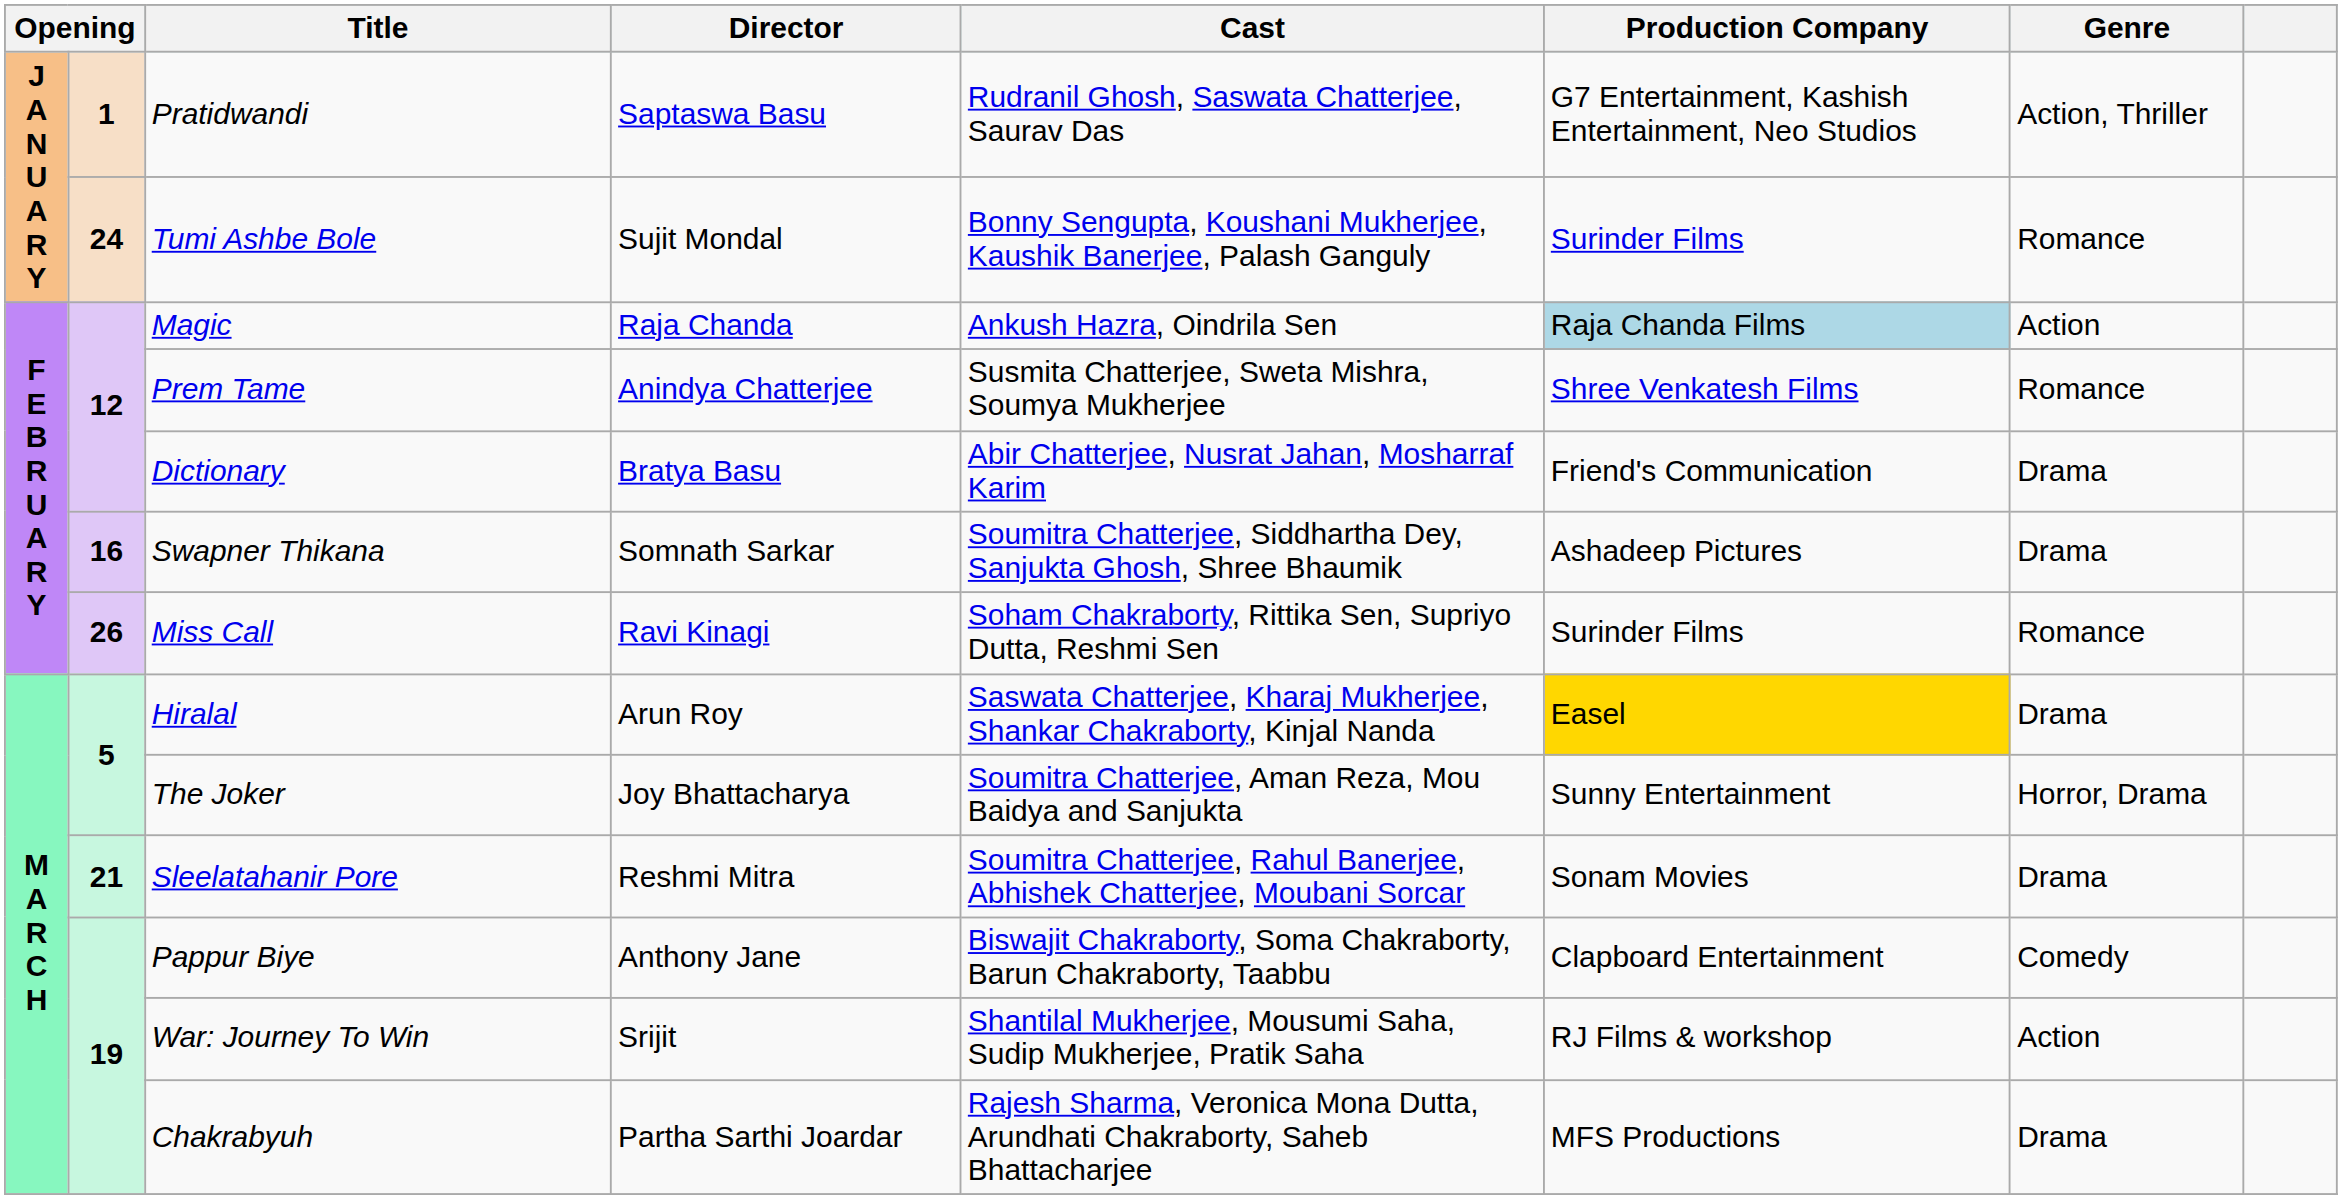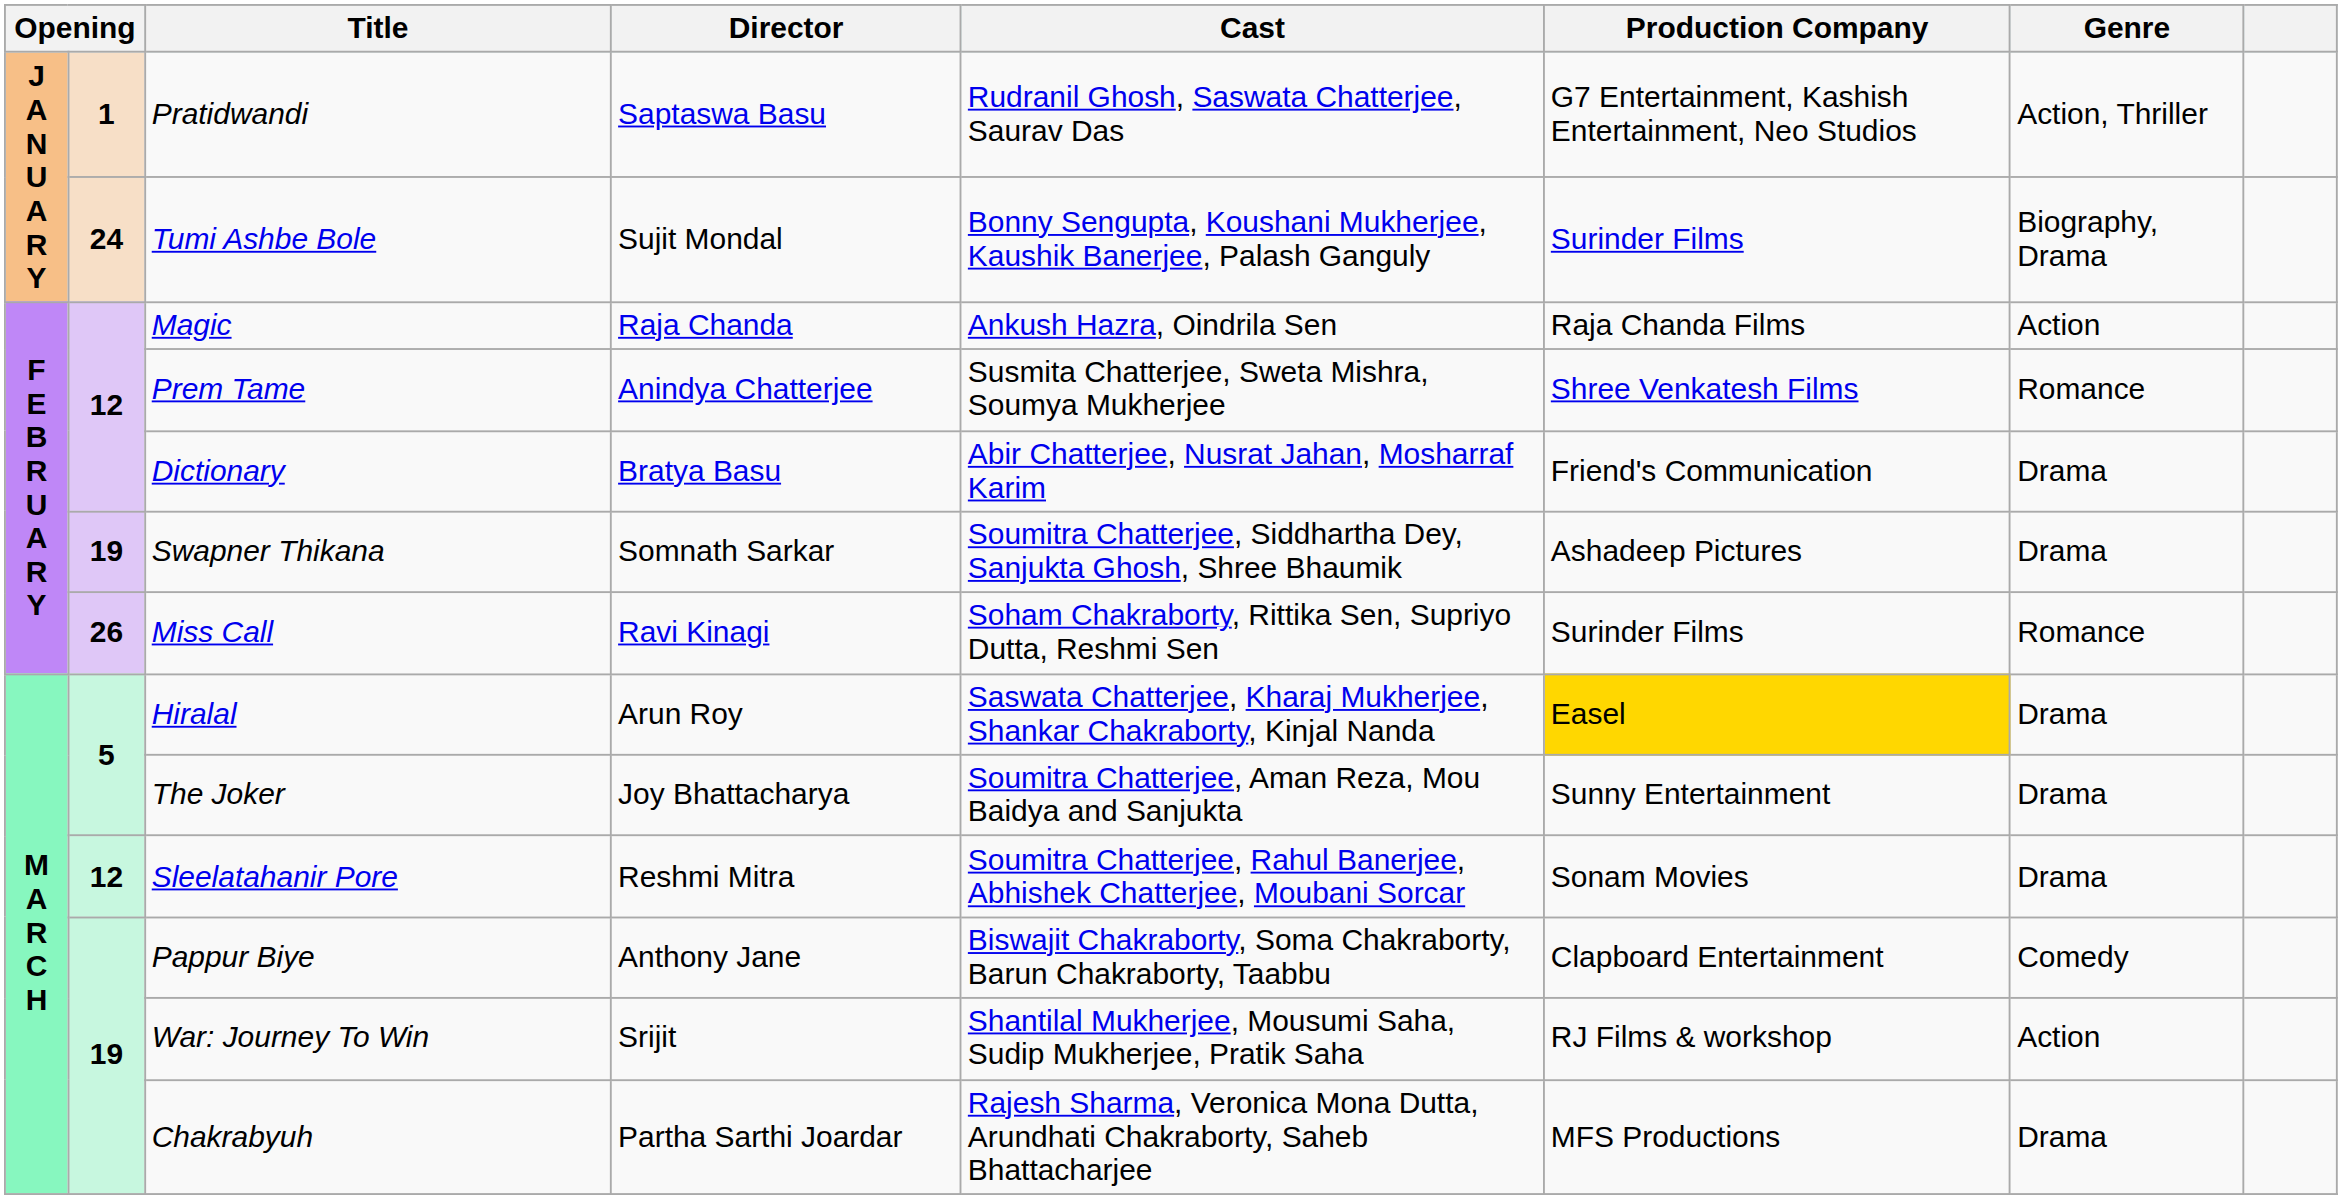(2081, 239) Romance -> (2088, 239) Biography, Drama
(1678, 325) lightblue background -> (1678, 325) no background
(106, 551) 16 -> (106, 551) 19
(2112, 794) Horror, Drama -> (2062, 794) Drama
(106, 876) 21 -> (106, 876) 12
